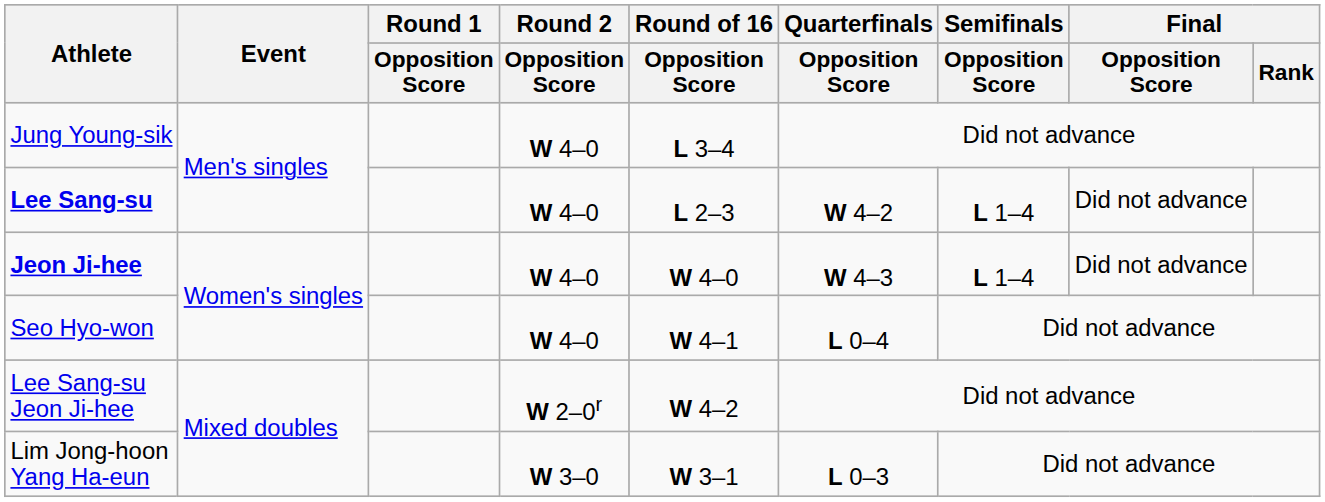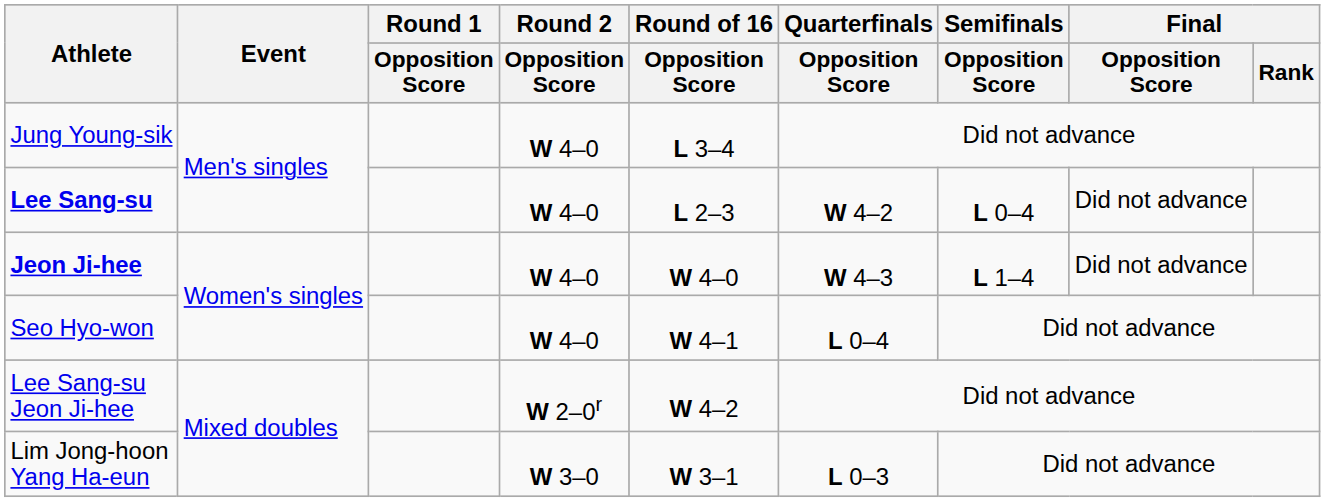(1004, 213) L 1–4 -> (1004, 213) L 0–4
